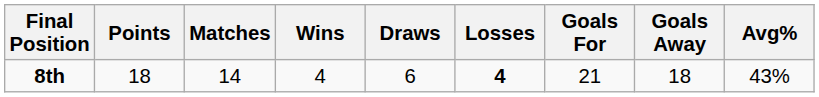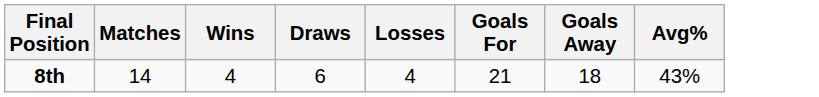- column: (139, 32)
(500, 76) bold -> (410, 76) normal
